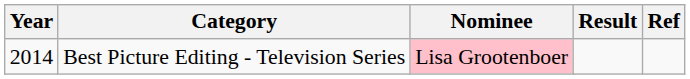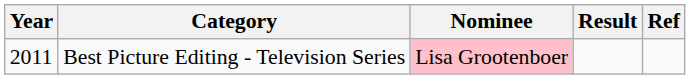(31, 56) 2014 -> (31, 56) 2011
